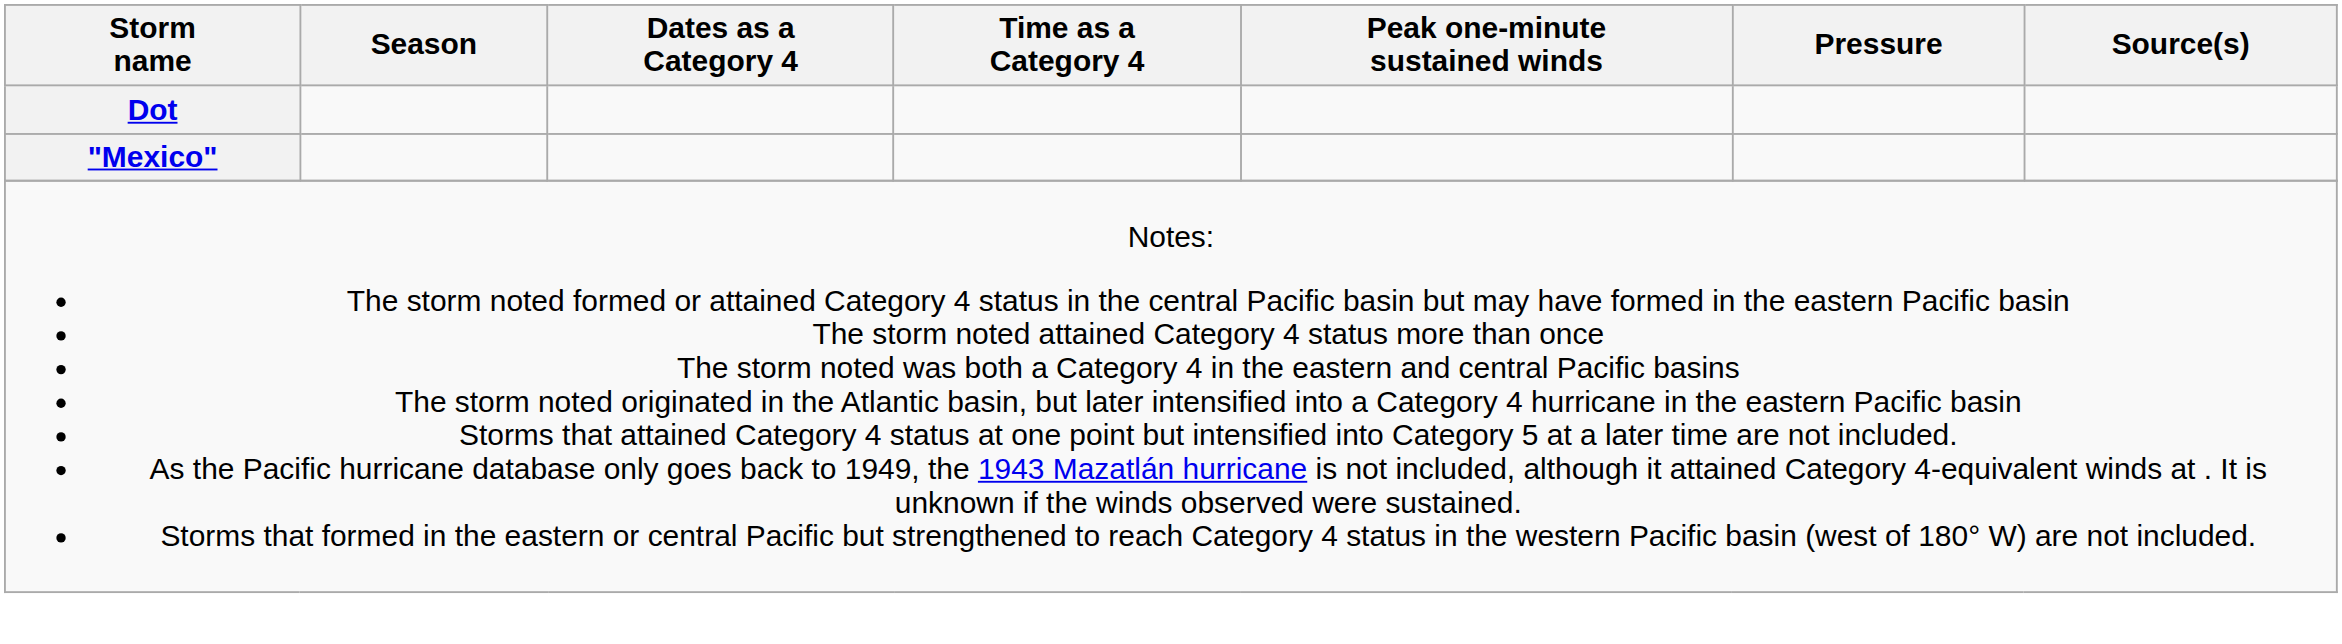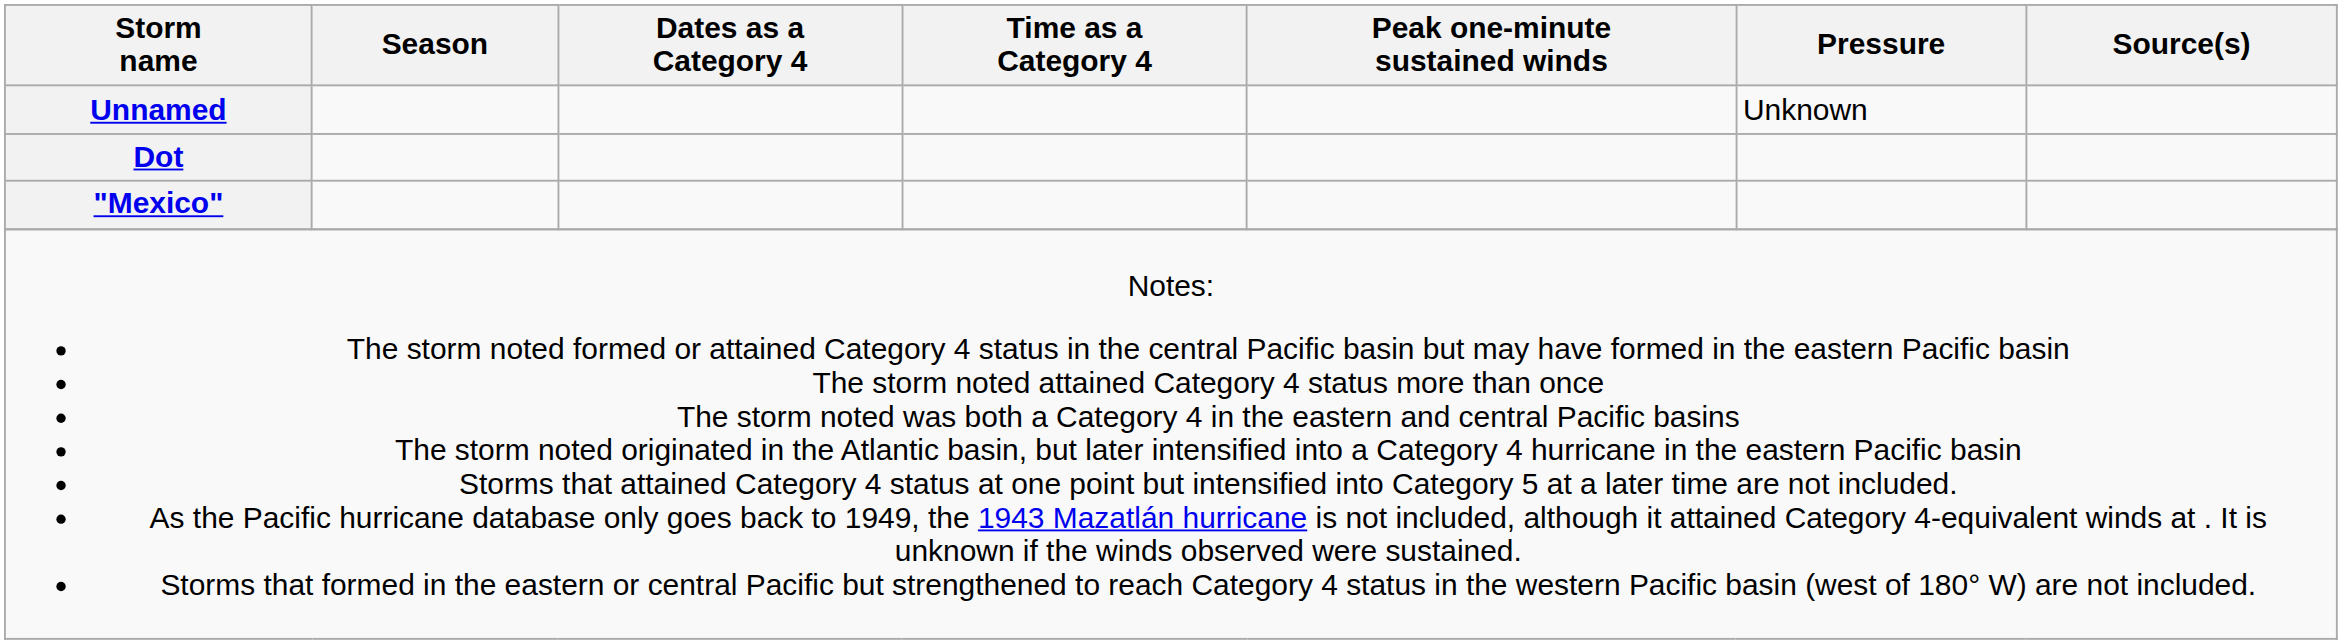+ row: (158, 109)
